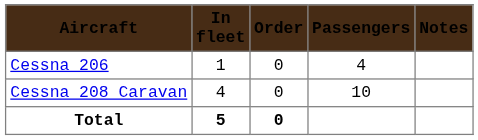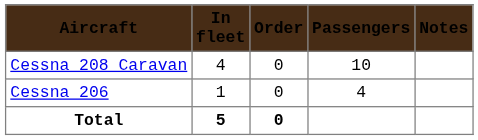rows swapped: (99, 93) <-> (59, 65)
